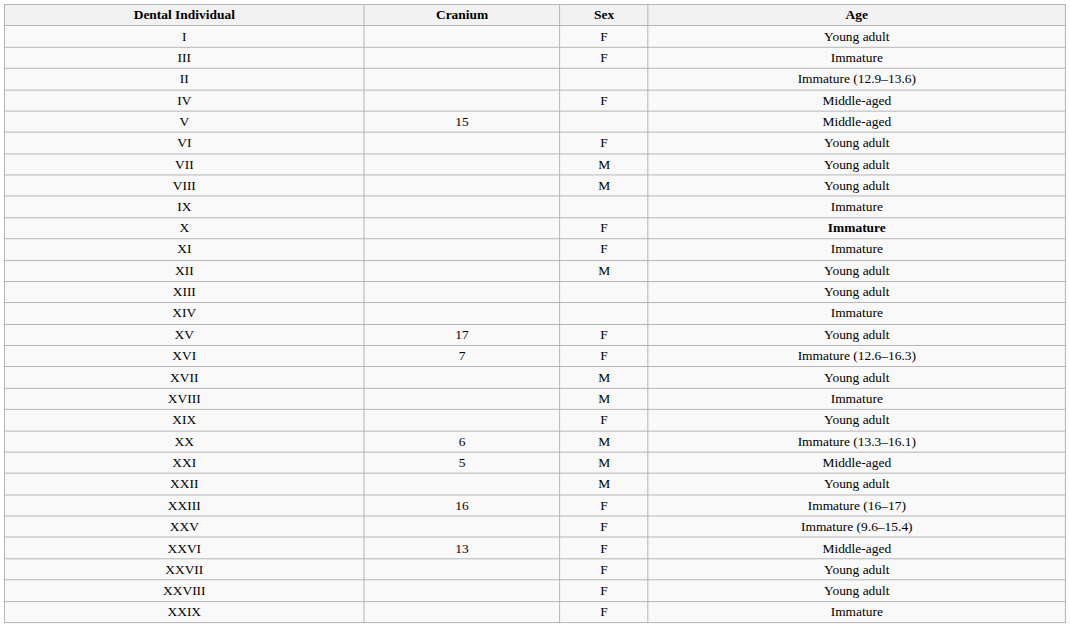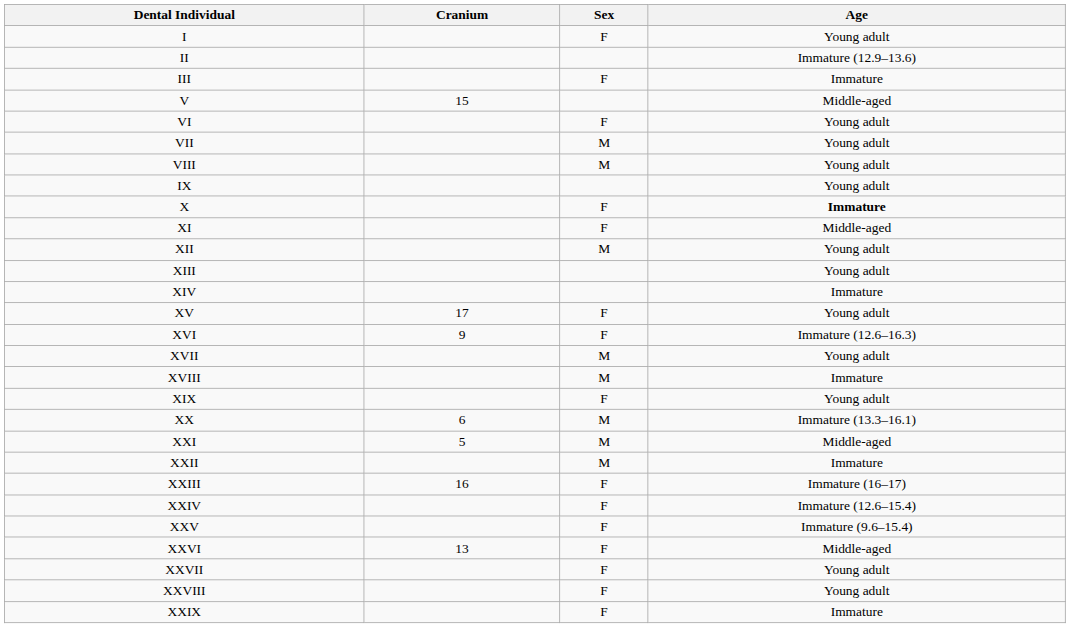rows swapped: (184, 79) <-> (184, 57)
- row: (184, 100)
(857, 206) Immature -> (857, 185) Young adult
(857, 249) Immature -> (857, 228) Middle-aged
(462, 356) 7 -> (462, 334) 9
(857, 484) Young adult -> (857, 462) Immature
+ row: (184, 505)
